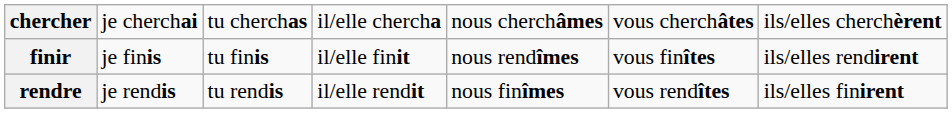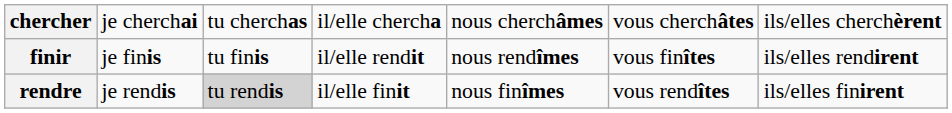(364, 56) il/elle finit -> (371, 56) il/elle rendit
(245, 90) no background -> (245, 90) lightgrey background
(371, 90) il/elle rendit -> (364, 90) il/elle finit
